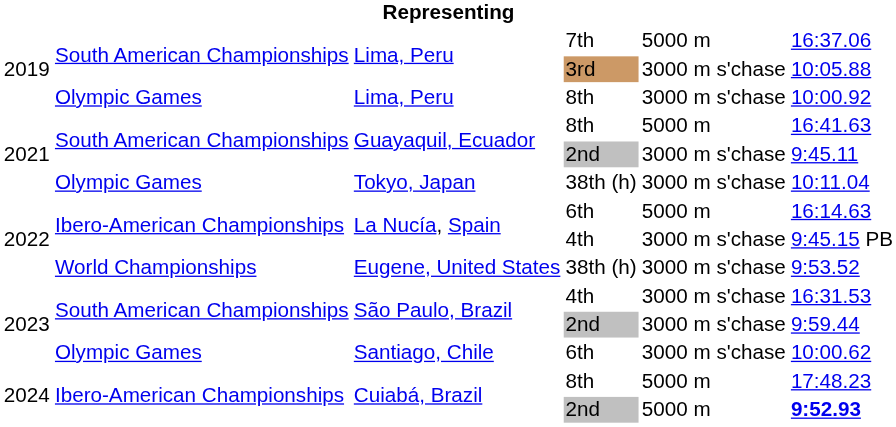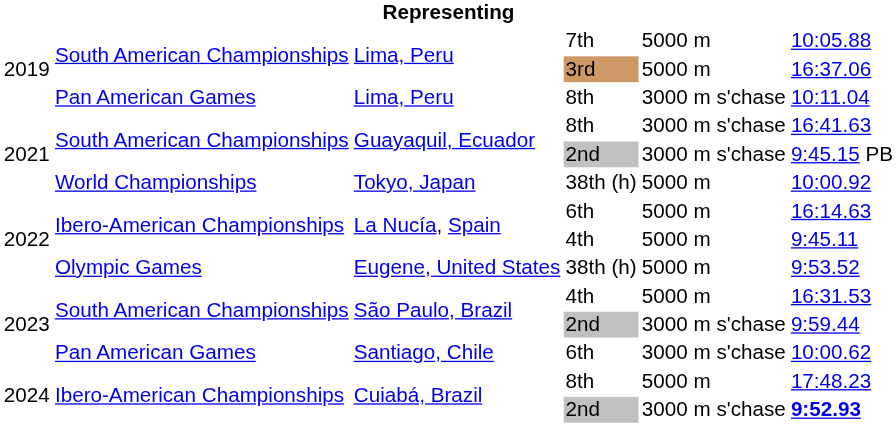(831, 40) 16:37.06 -> (831, 40) 10:05.88
(714, 69) 3000 m s'chase -> (676, 69) 5000 m
(831, 69) 10:05.88 -> (831, 69) 16:37.06
(128, 97) Olympic Games -> (155, 97) Pan American Games
(831, 97) 10:00.92 -> (830, 97) 10:11.04
(676, 125) 5000 m -> (714, 125) 3000 m s'chase
(825, 154) 9:45.11 -> (842, 154) 9:45.15 PB
(128, 182) Olympic Games -> (156, 182) World Championships
(714, 182) 3000 m s'chase -> (676, 182) 5000 m
(830, 182) 10:11.04 -> (831, 182) 10:00.92
(714, 239) 3000 m s'chase -> (676, 239) 5000 m
(842, 239) 9:45.15 PB -> (825, 239) 9:45.11
(156, 267) World Championships -> (128, 267) Olympic Games
(714, 267) 3000 m s'chase -> (676, 267) 5000 m
(714, 296) 3000 m s'chase -> (676, 296) 5000 m
(128, 352) Olympic Games -> (155, 352) Pan American Games
(676, 409) 5000 m -> (714, 409) 3000 m s'chase
